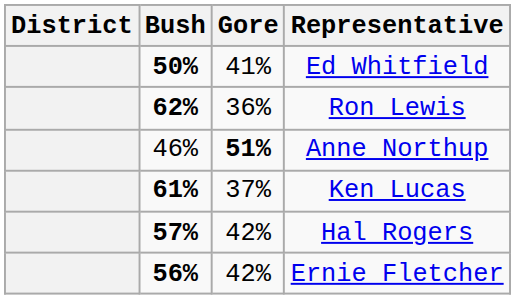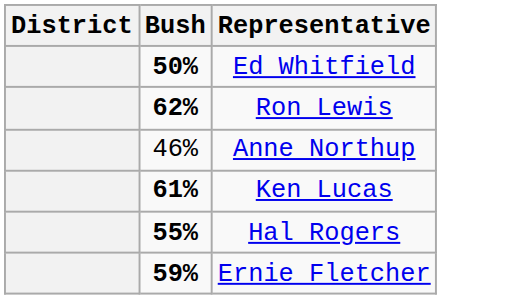- column: (248, 26)
(175, 232) 57% -> (175, 232) 55%
(175, 274) 56% -> (175, 274) 59%
